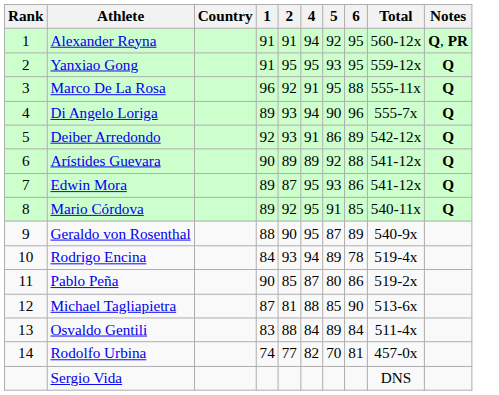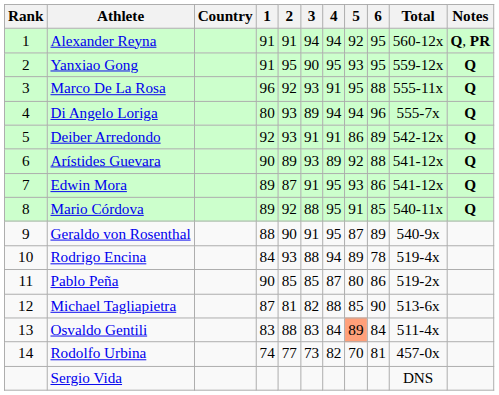+ column: (312, 16)
(267, 112) 89 -> (267, 112) 80
(334, 112) 90 -> (356, 112) 94
(334, 329) no background -> (356, 329) lightsalmon background
